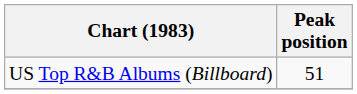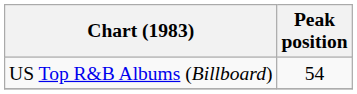(314, 72) 51 -> (314, 72) 54
